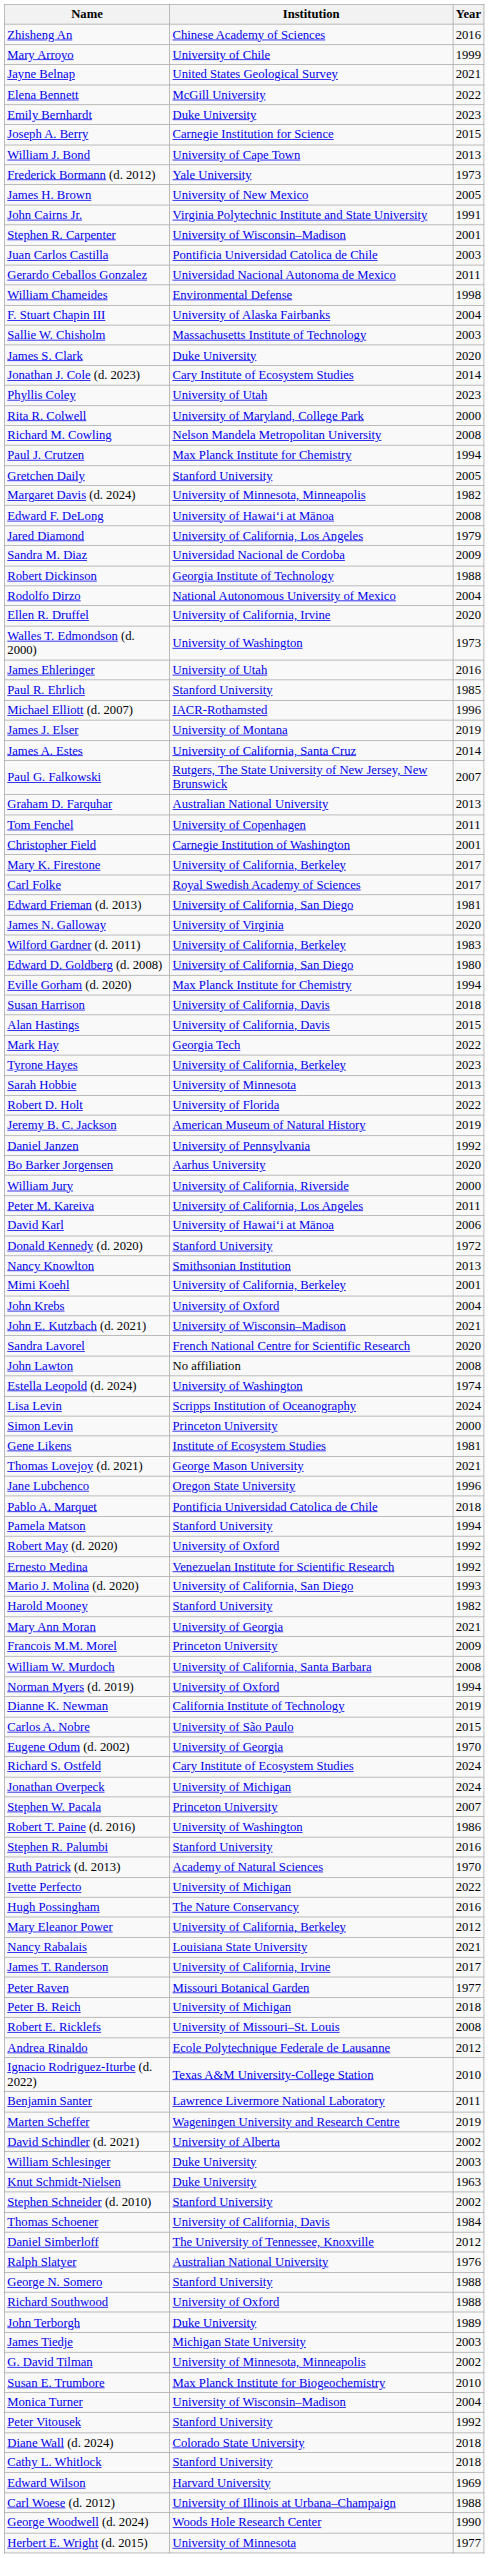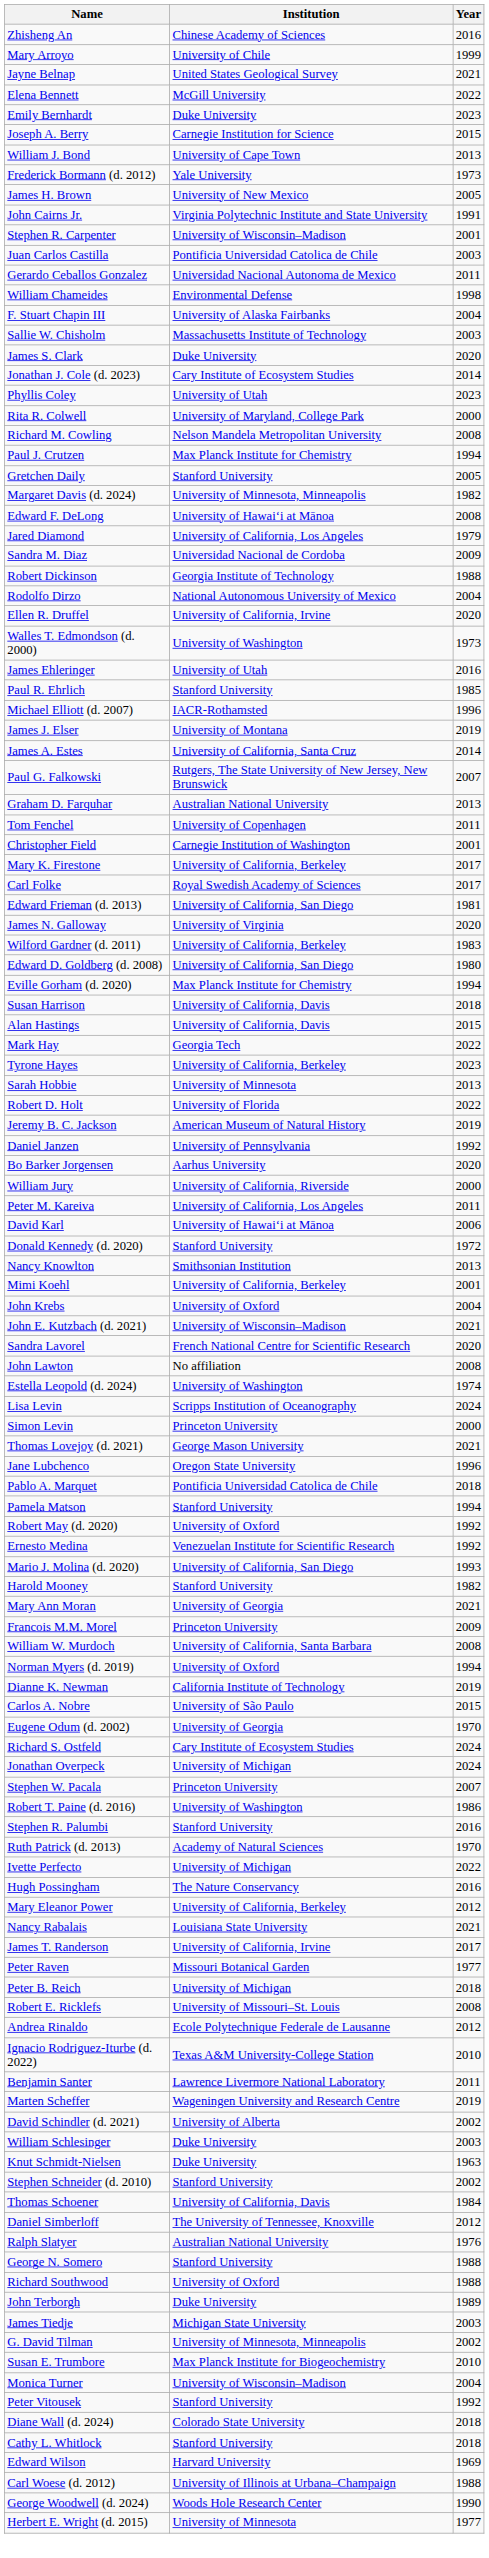- row: (39, 1446)
